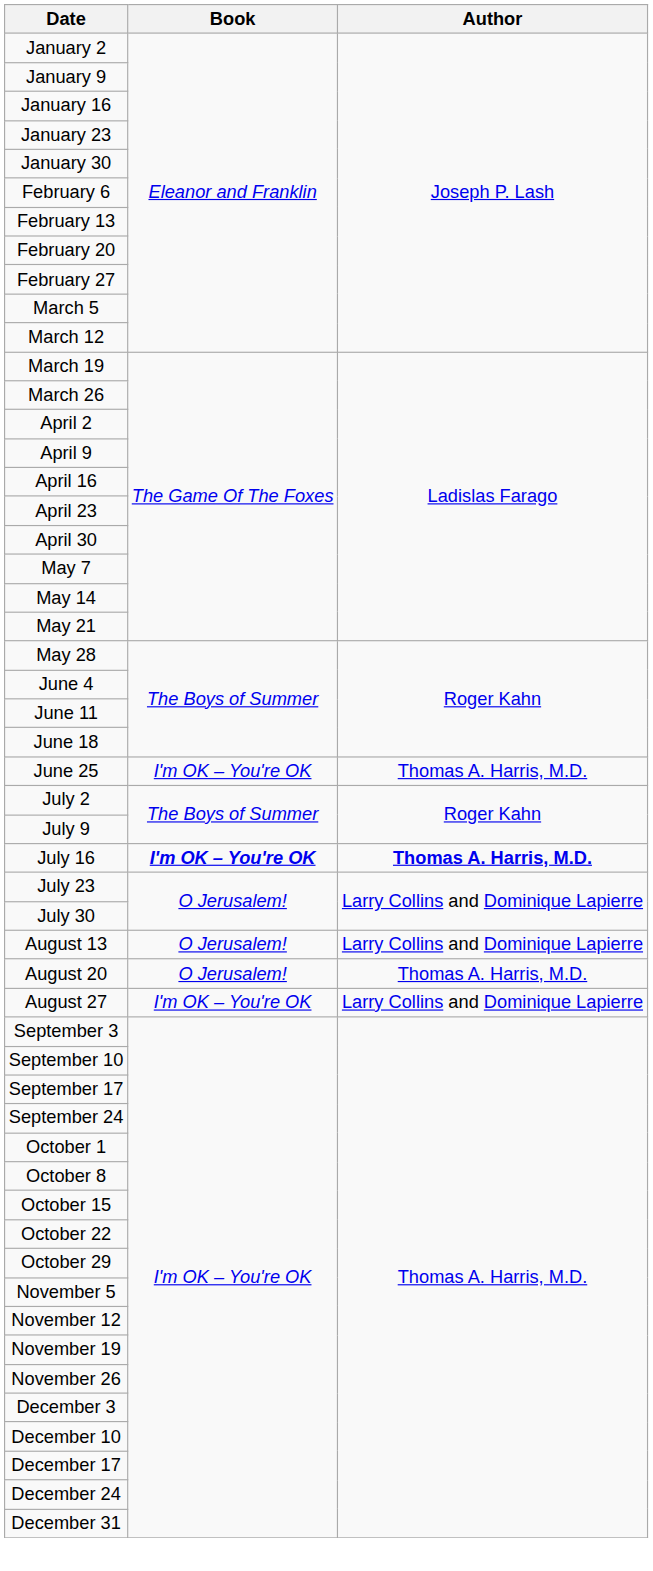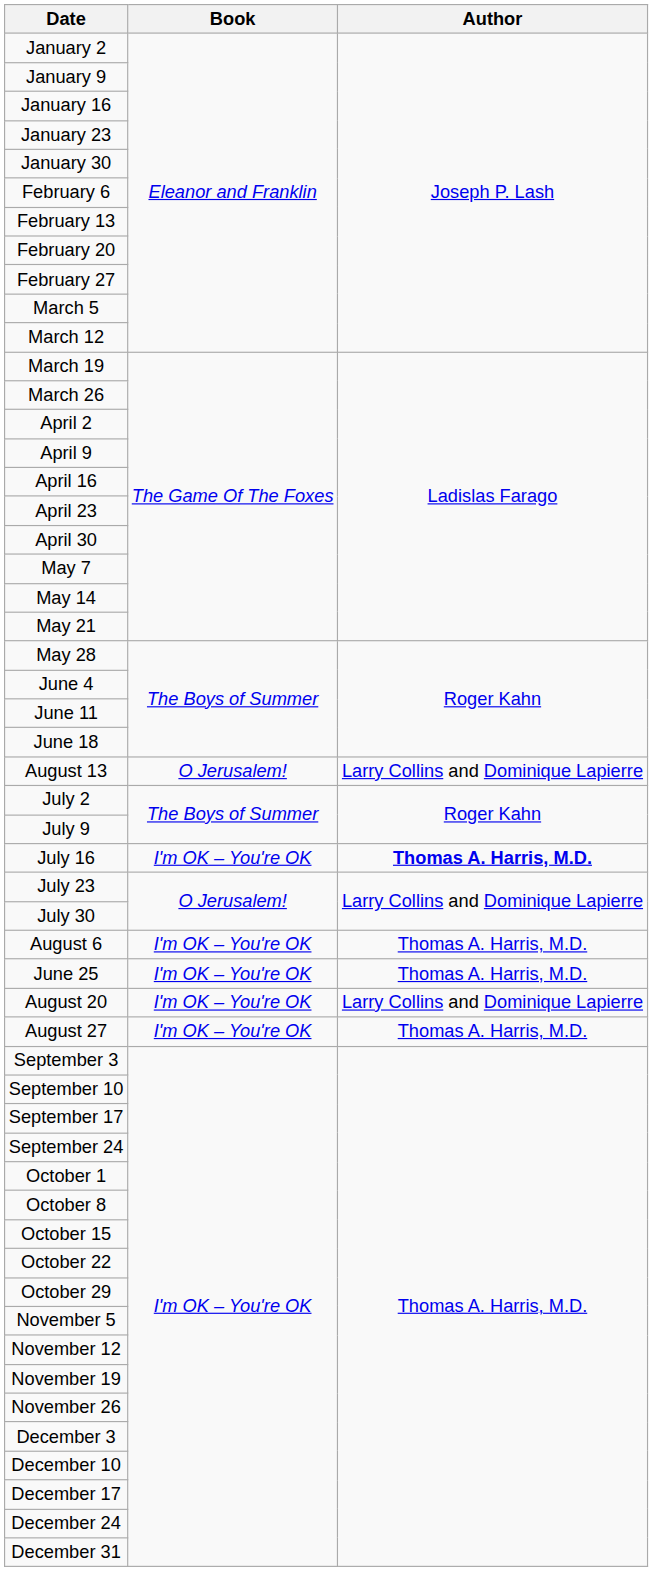rows swapped: (66, 771) <-> (66, 944)
(233, 857) bold -> (233, 857) normal
+ row: (66, 944)
(233, 973) O Jerusalem! -> (233, 1002) I'm OK – You're OK
(492, 973) Thomas A. Harris, M.D. -> (492, 1002) Larry Collins and Dominique Lapierre
(492, 1002) Larry Collins and Dominique Lapierre -> (492, 1031) Thomas A. Harris, M.D.
